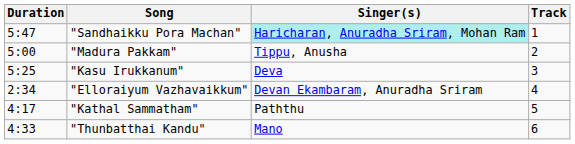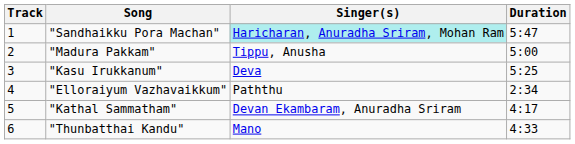columns swapped: (549, 14) <-> (36, 14)
(368, 91) Devan Ekambaram, Anuradha Sriram -> (258, 91) Paththu
(279, 110) Paththu -> (347, 110) Devan Ekambaram, Anuradha Sriram
